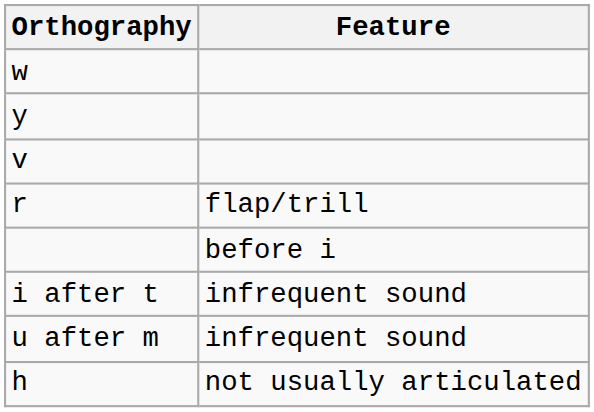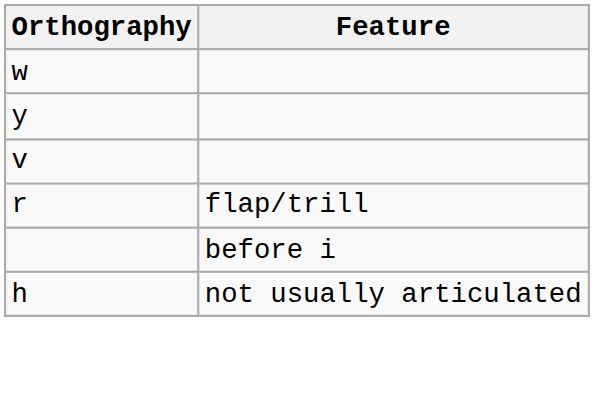- row: (85, 294)
- row: (85, 339)
